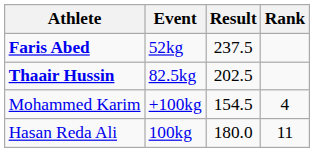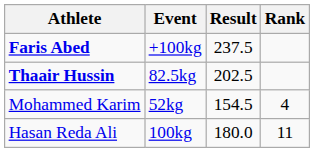(166, 47) 52kg -> (175, 47) +100kg
(175, 104) +100kg -> (166, 104) 52kg
